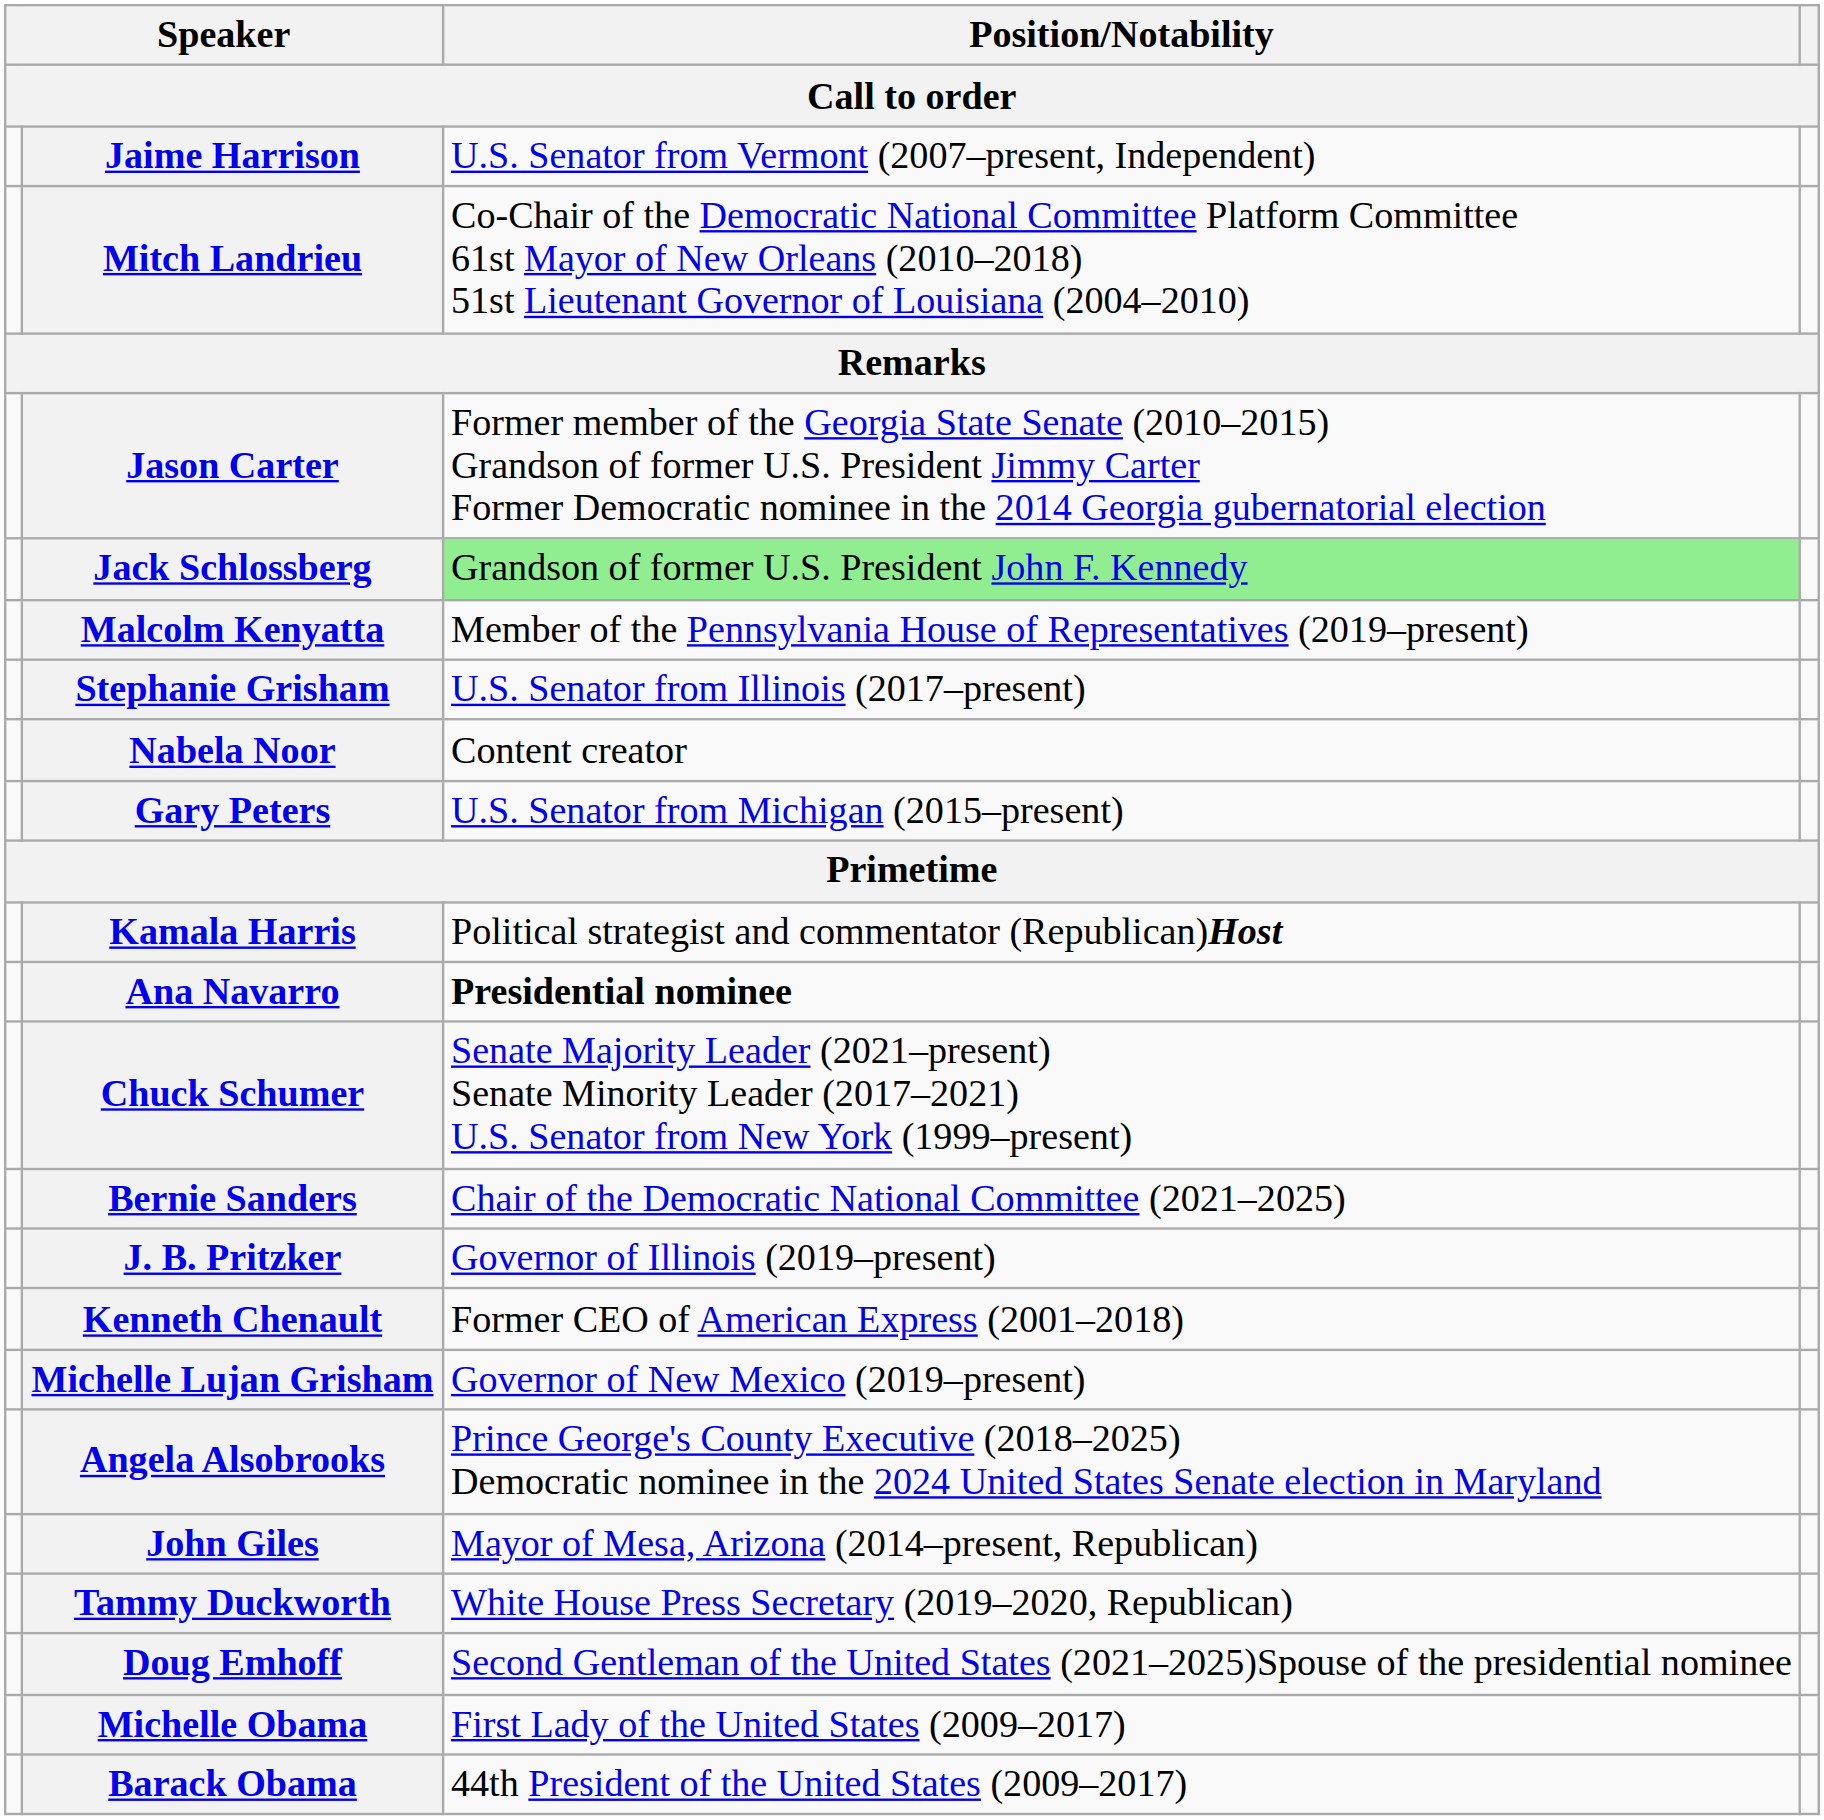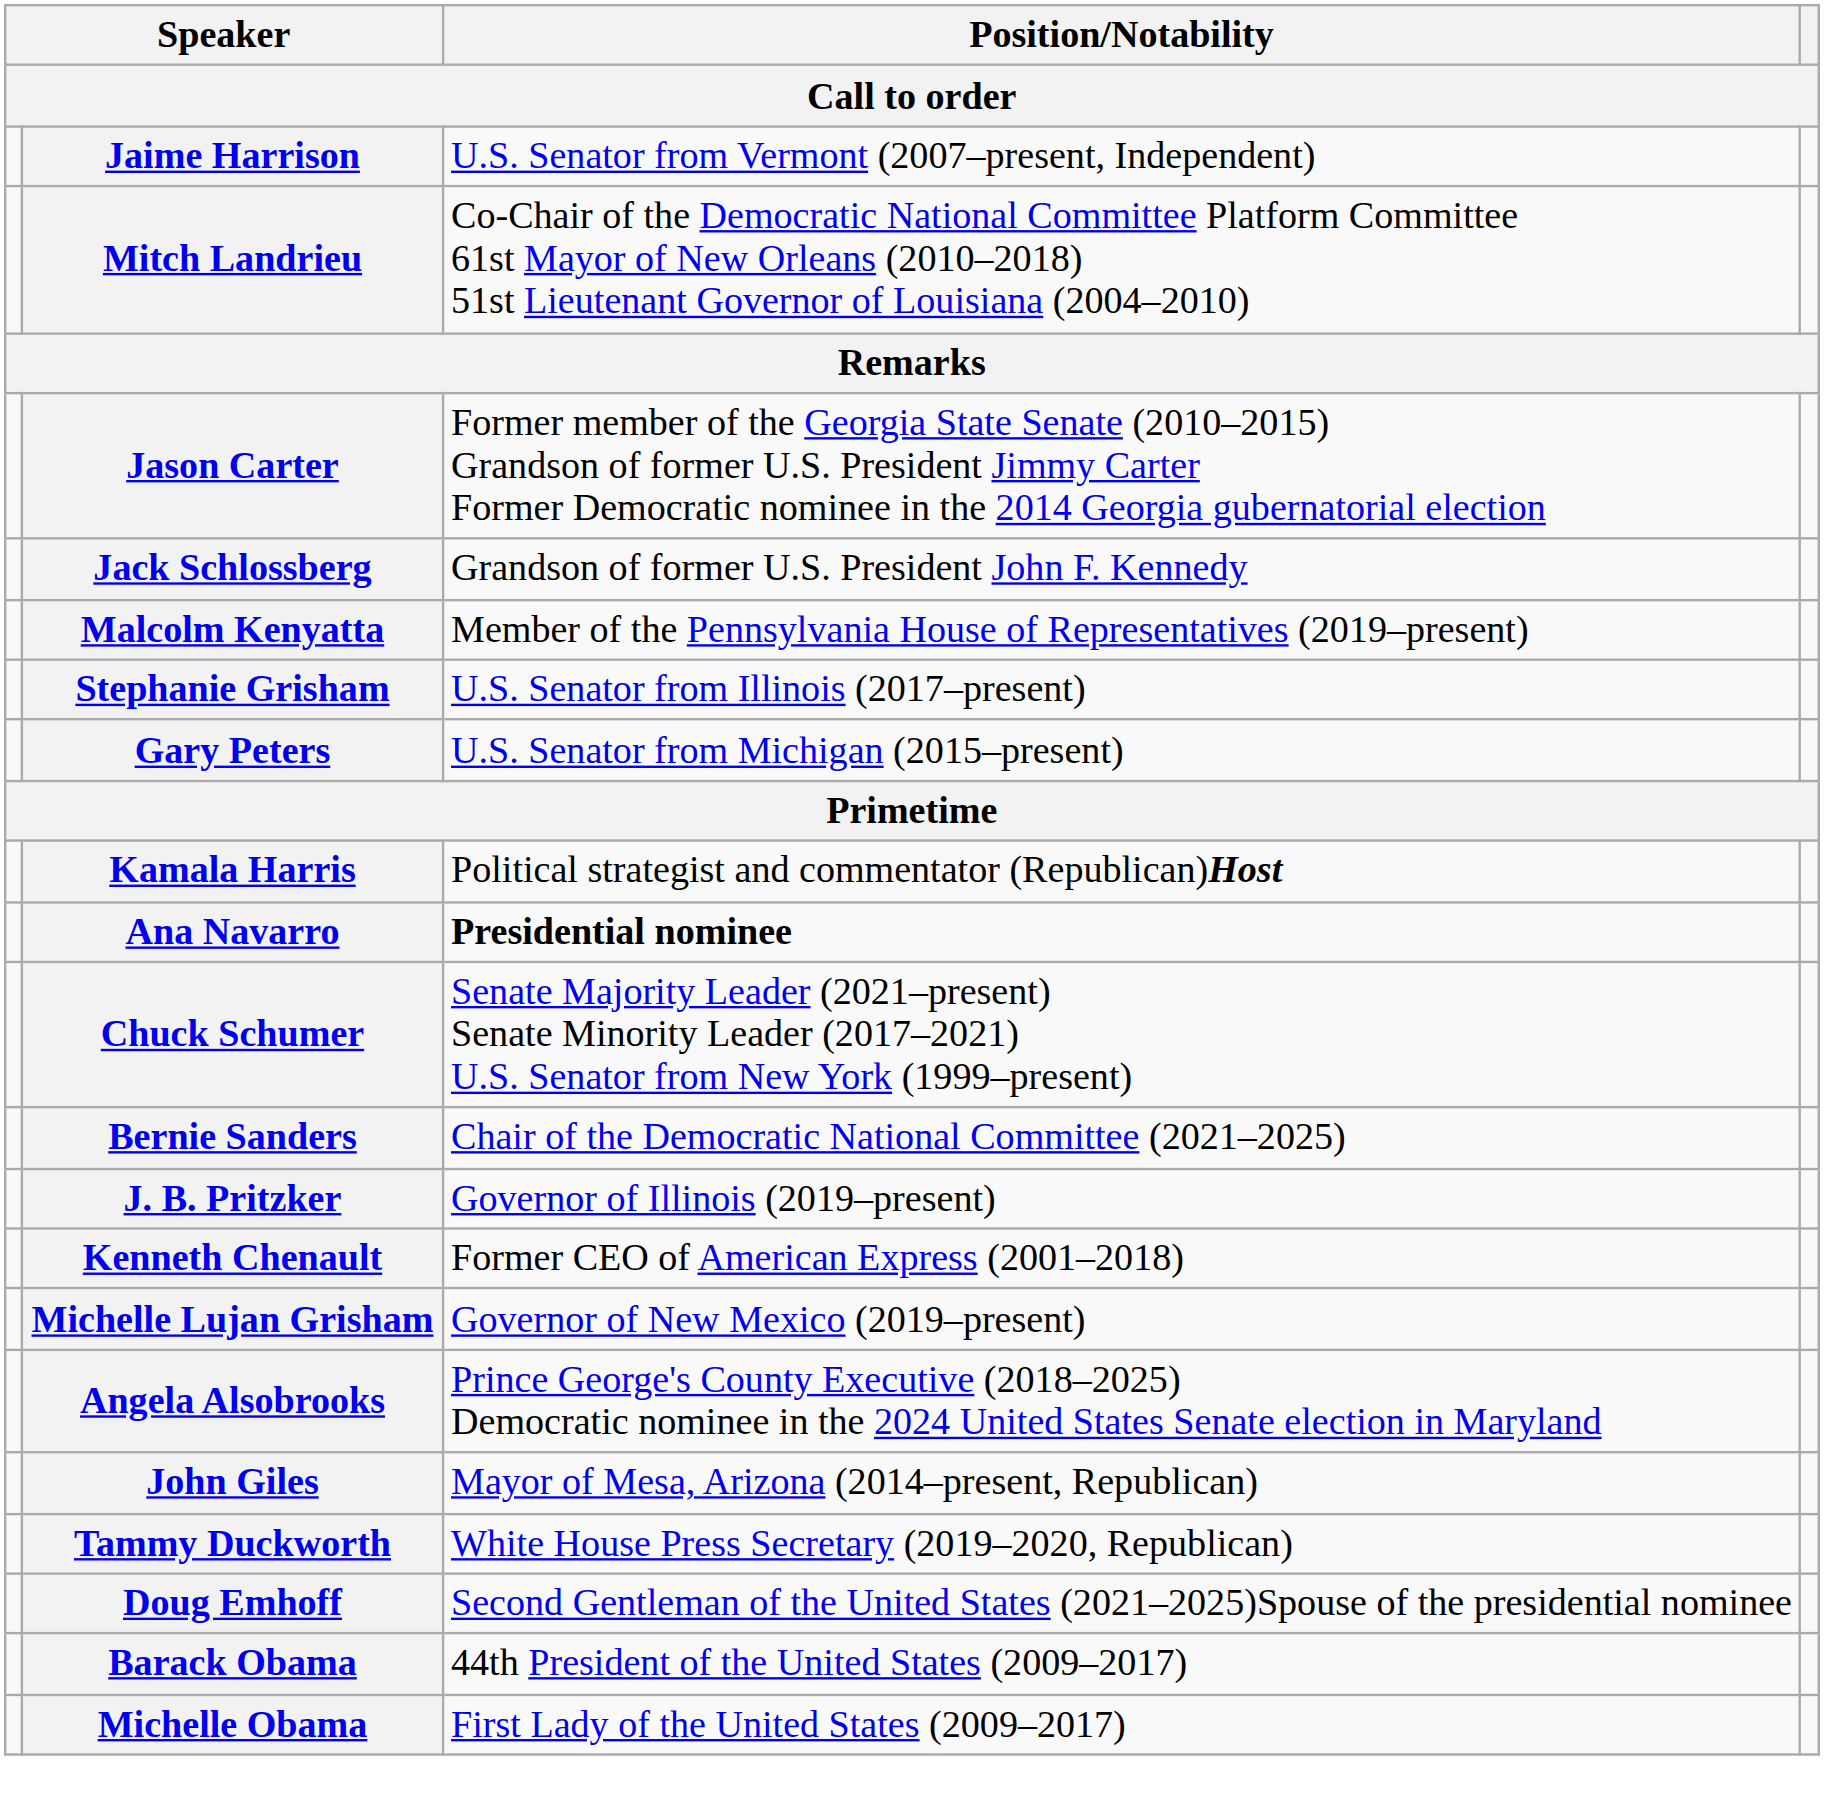(849, 568) lightgreen background -> (849, 568) no background
- row: (232, 749)
rows swapped: (232, 1723) <-> (232, 1783)
